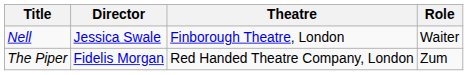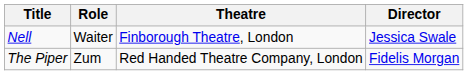columns swapped: (440, 15) <-> (119, 15)
